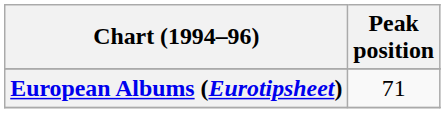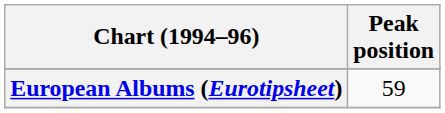(394, 88) 71 -> (394, 88) 59
